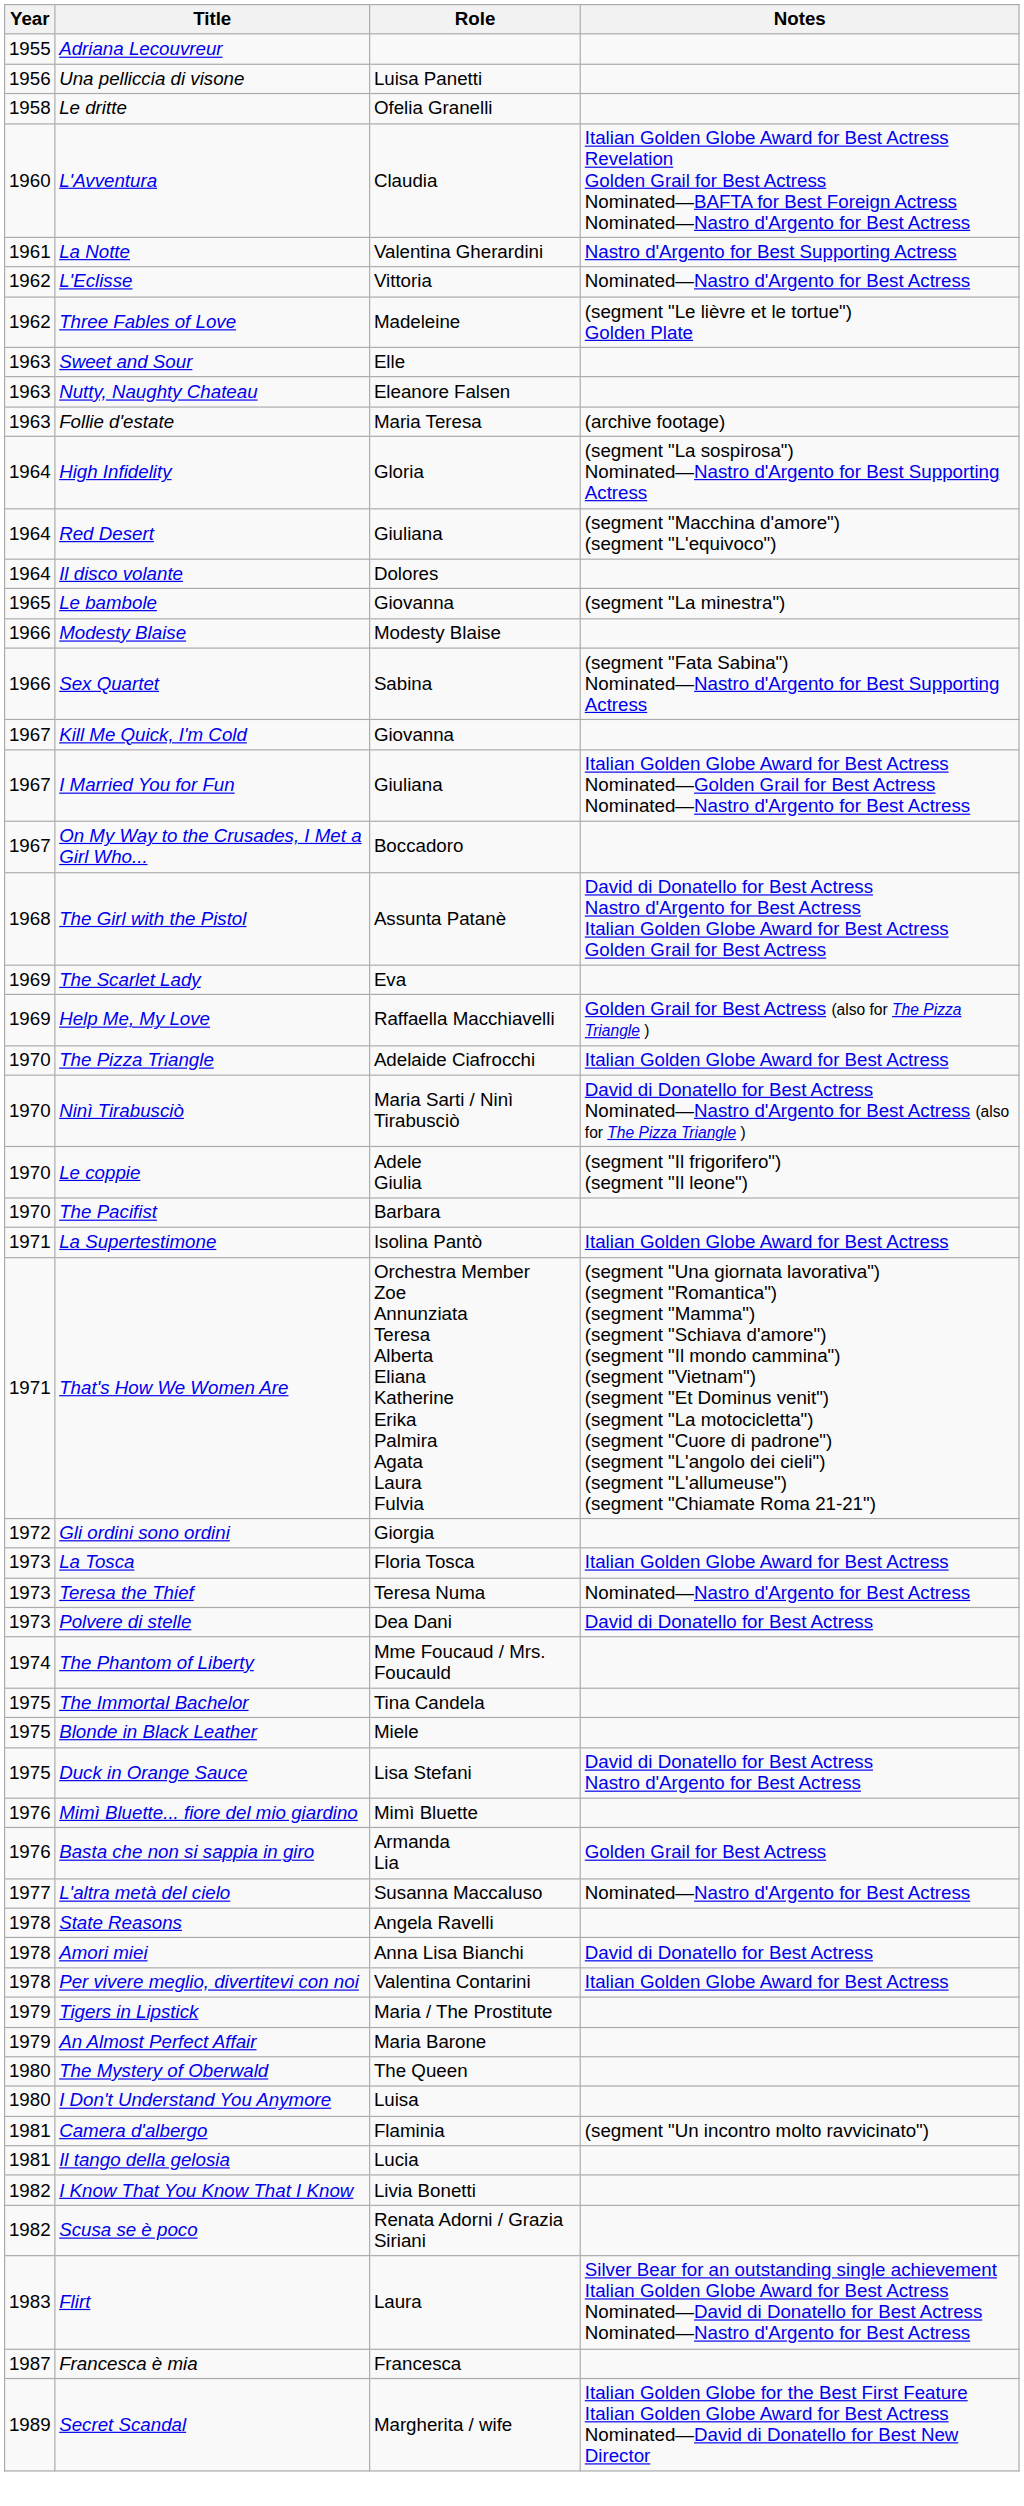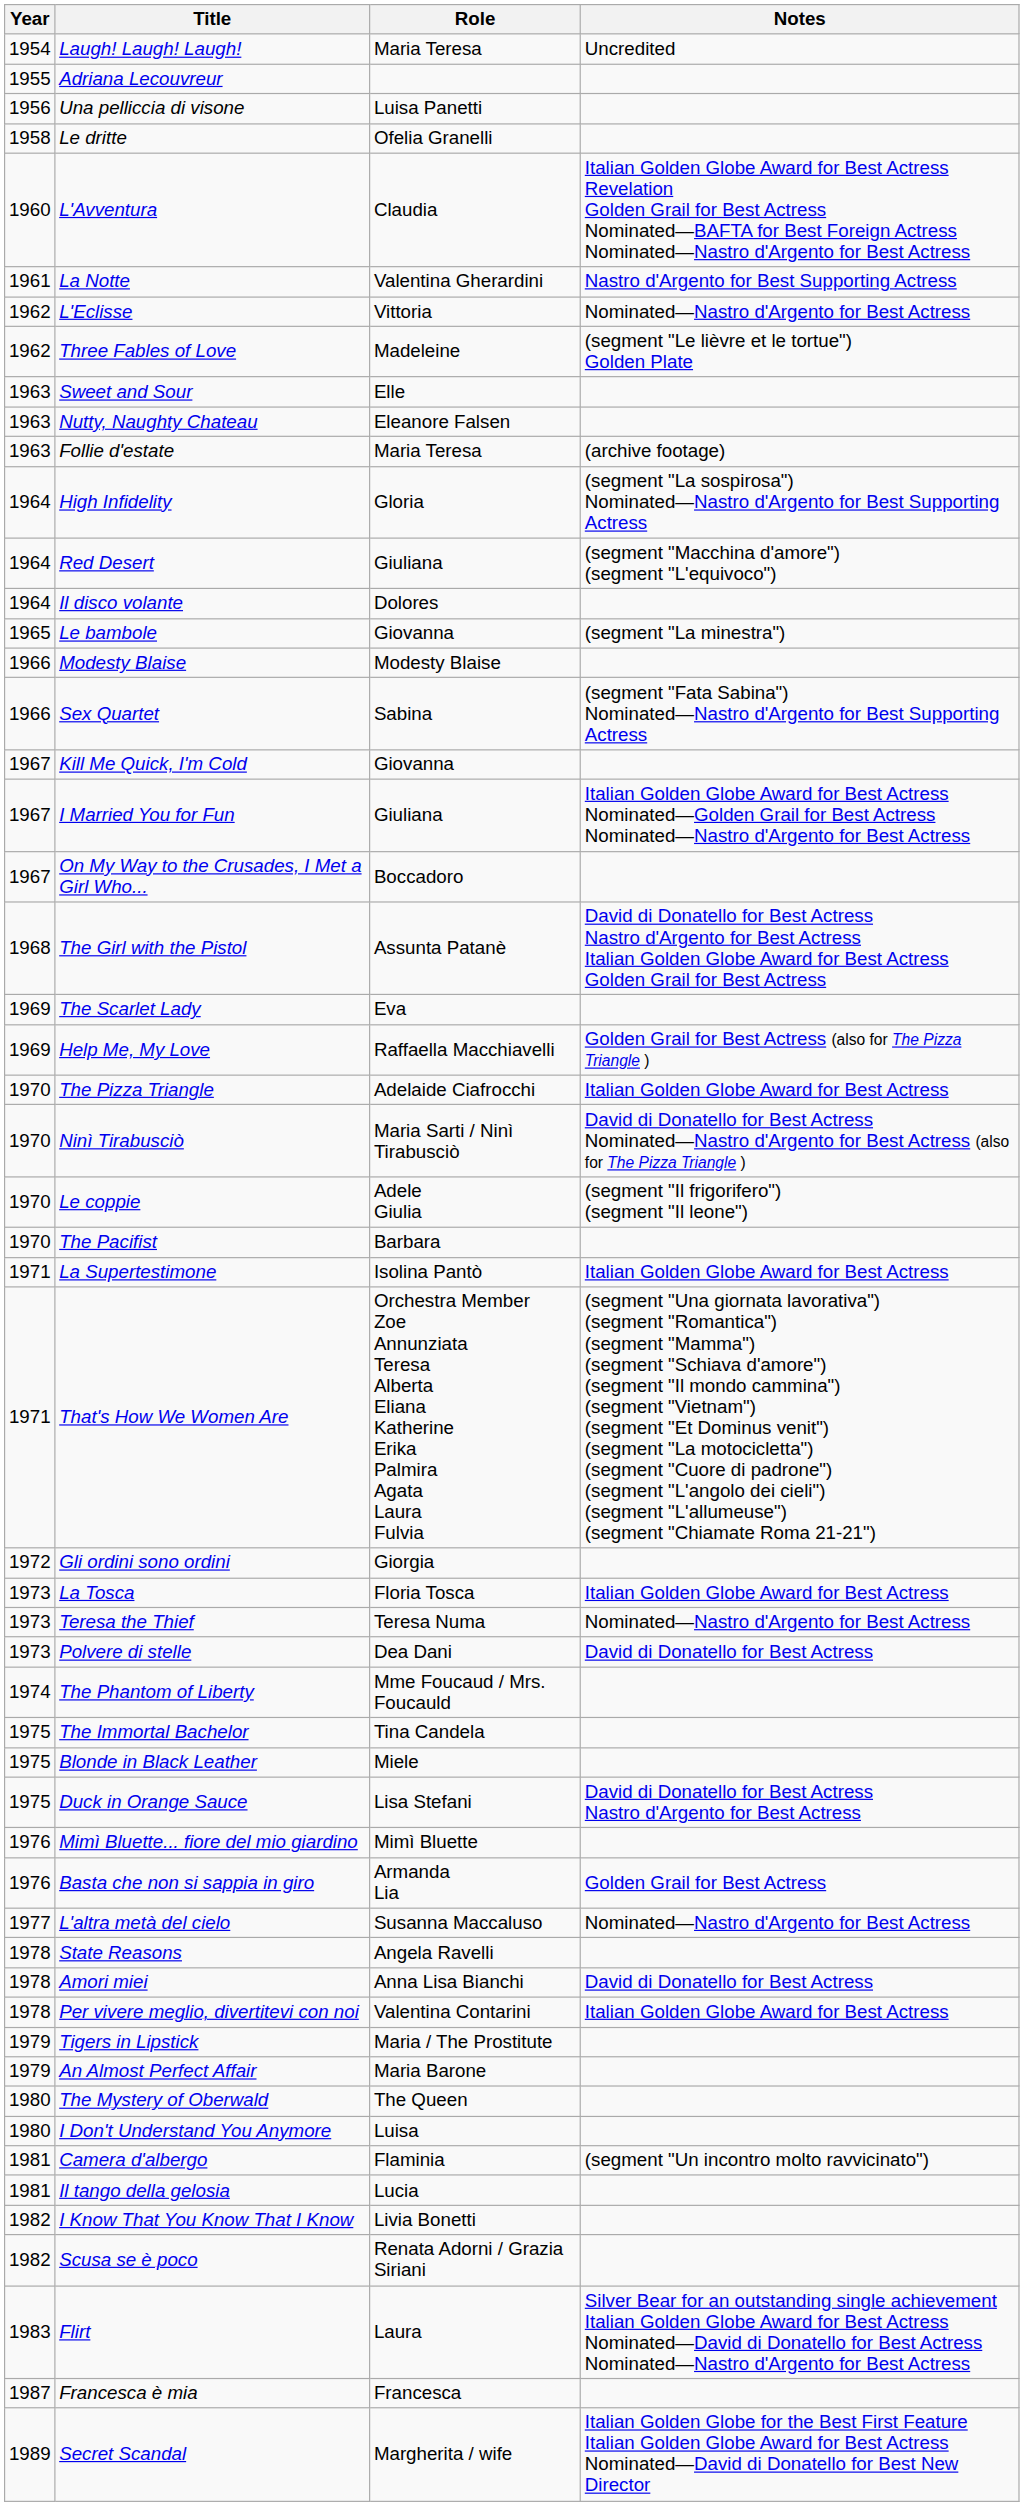+ row: (150, 49)
